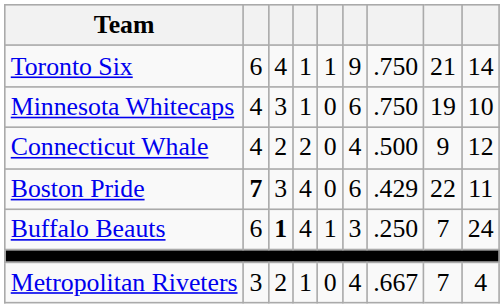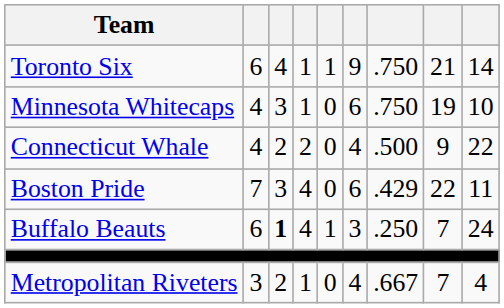(481, 147) 12 -> (481, 147) 22
(256, 188) bold -> (256, 188) normal
